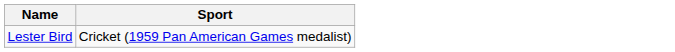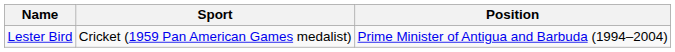+ column: (513, 15)
